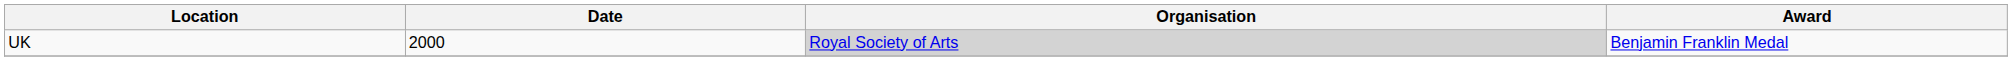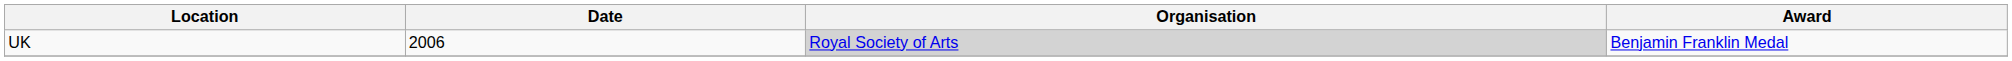(427, 42) 2000 -> (427, 42) 2006
